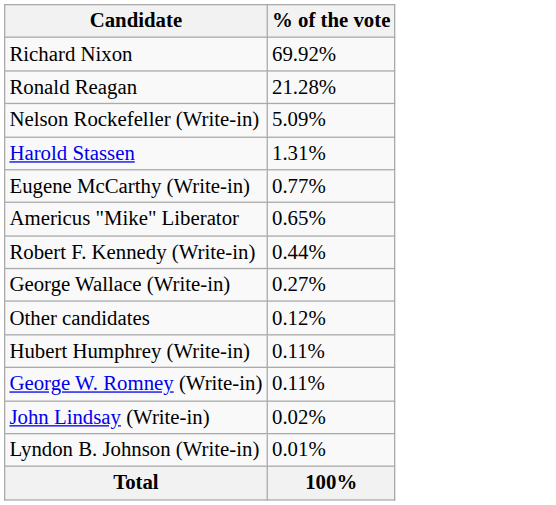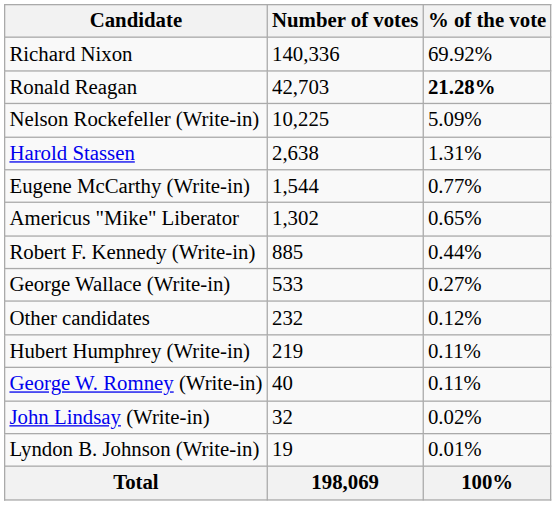+ column: (345, 20)
(304, 86) normal -> (462, 86) bold
